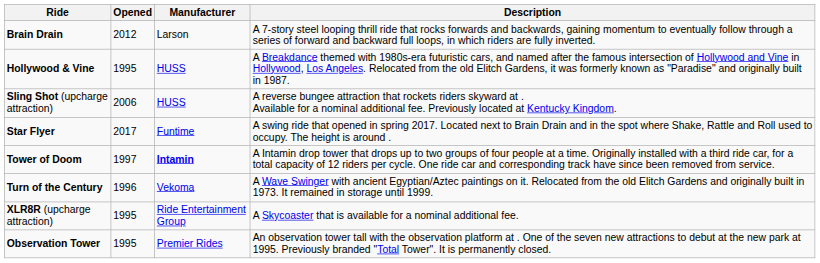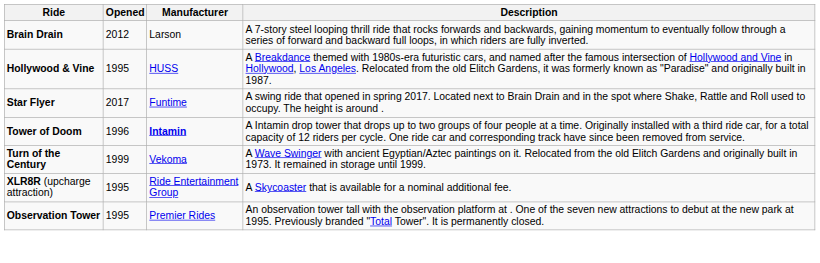- row: (57, 103)
(125, 159) 1997 -> (117, 131) 1996
(125, 187) 1996 -> (117, 159) 1999
